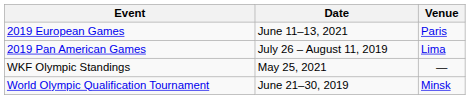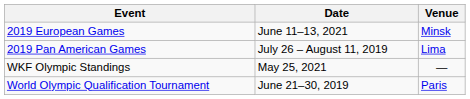(434, 31) Paris -> (436, 31) Minsk
(436, 85) Minsk -> (434, 85) Paris
